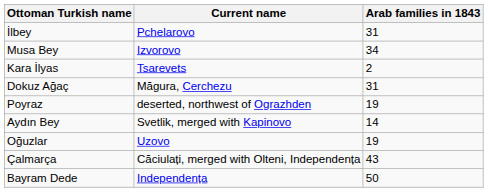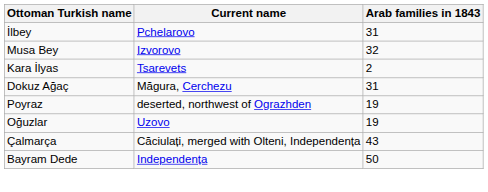(372, 50) 34 -> (372, 50) 32
- row: (33, 123)
